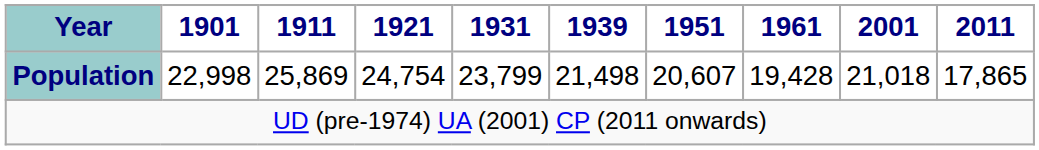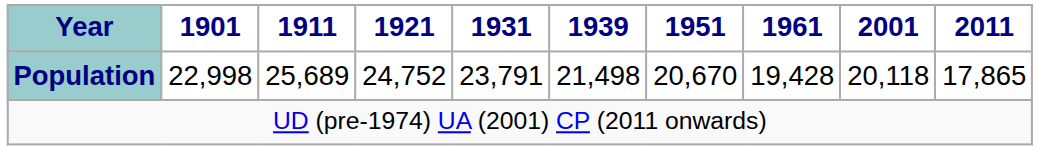(306, 74) 25,869 -> (307, 74) 25,689
(403, 74) 24,754 -> (404, 74) 24,752
(500, 74) 23,799 -> (501, 74) 23,791
(694, 74) 20,607 -> (695, 74) 20,670
(888, 74) 21,018 -> (888, 74) 20,118
